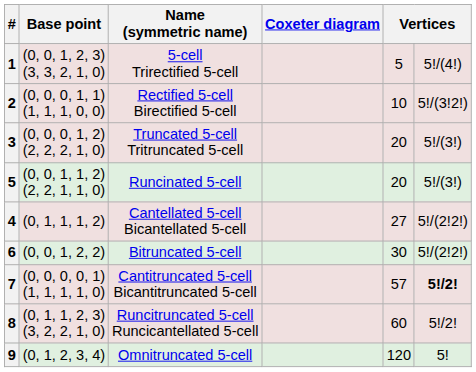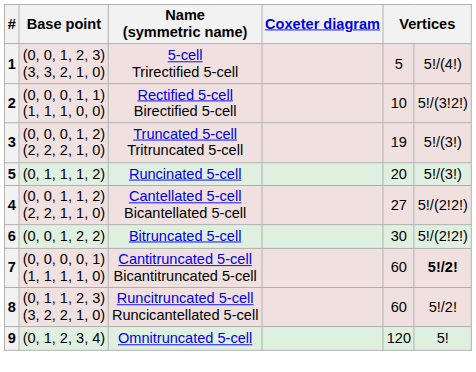(399, 142) 20 -> (399, 142) 19
(64, 182) (0, 0, 1, 1, 2) (2, 2, 1, 1, 0) -> (64, 173) (0, 1, 1, 1, 2)
(64, 221) (0, 1, 1, 1, 2) -> (64, 205) (0, 0, 1, 1, 2) (2, 2, 1, 1, 0)
(399, 284) 57 -> (399, 267) 60
